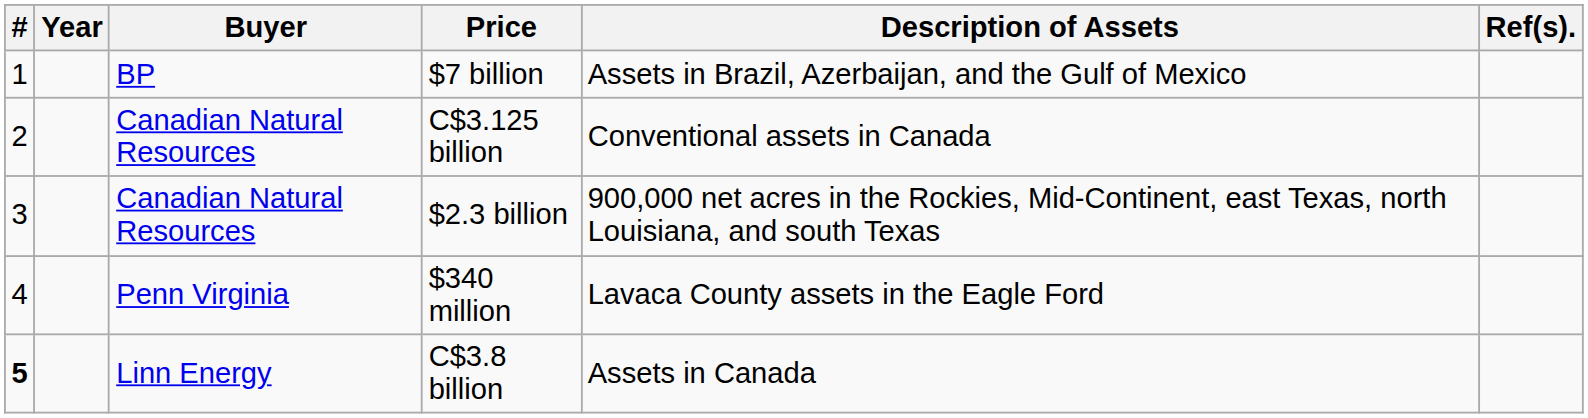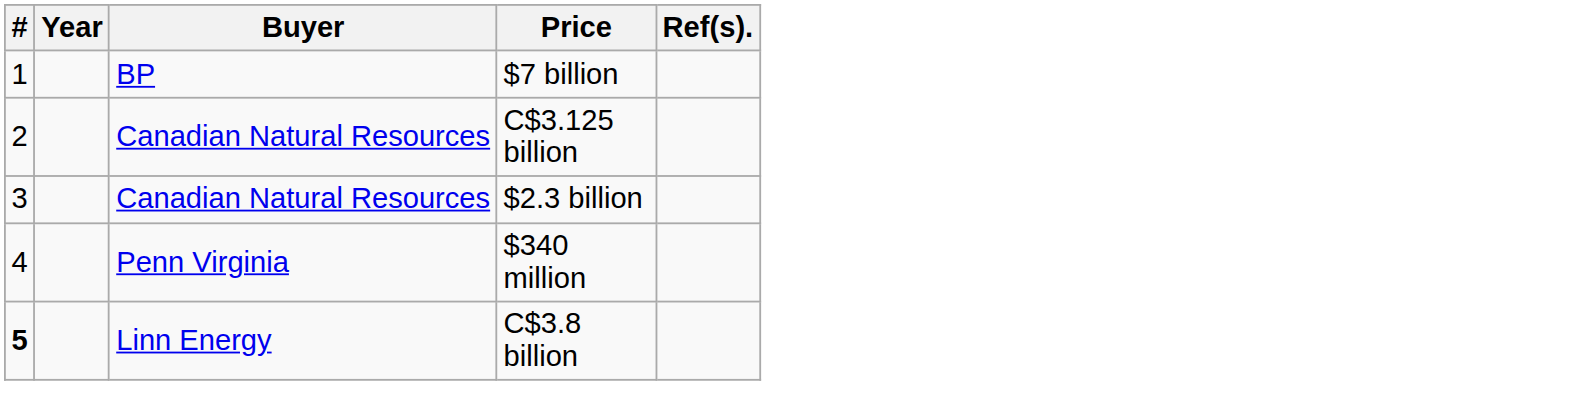- column: (1030, 27)
